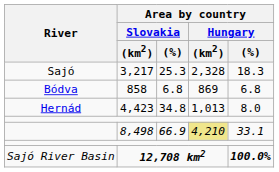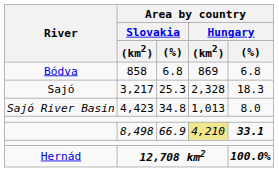rows swapped: (137, 71) <-> (137, 89)
(61, 108) Hernád -> (61, 108) Sajó River Basin
(251, 131) normal -> (251, 131) bold
(61, 156) Sajó River Basin -> (61, 156) Hernád
